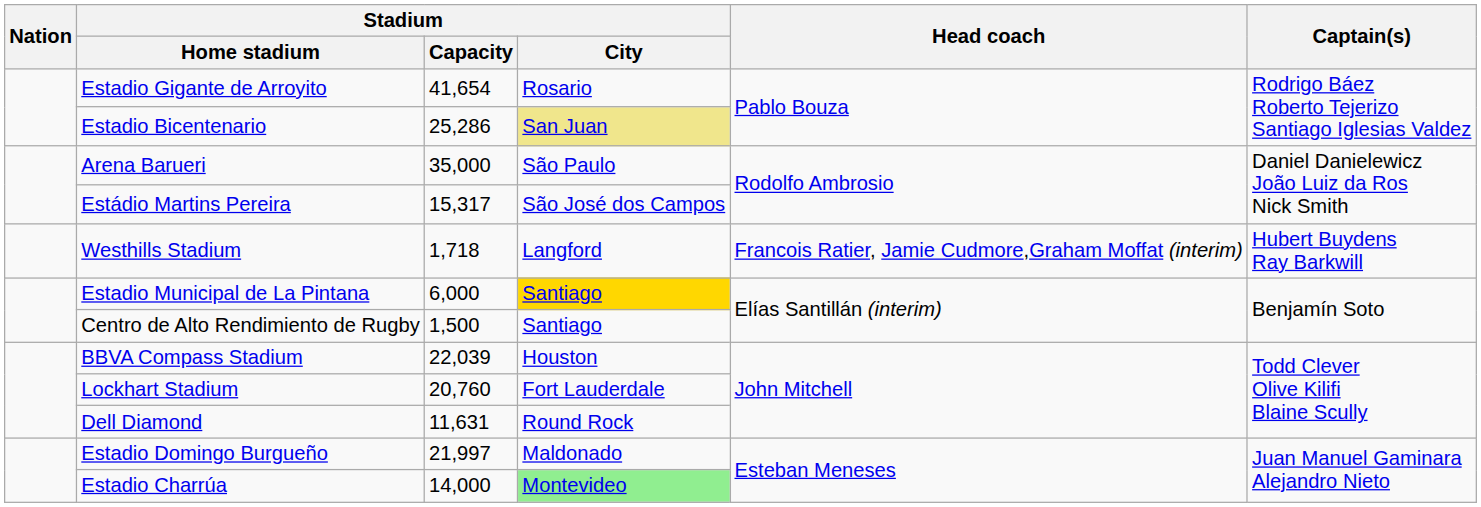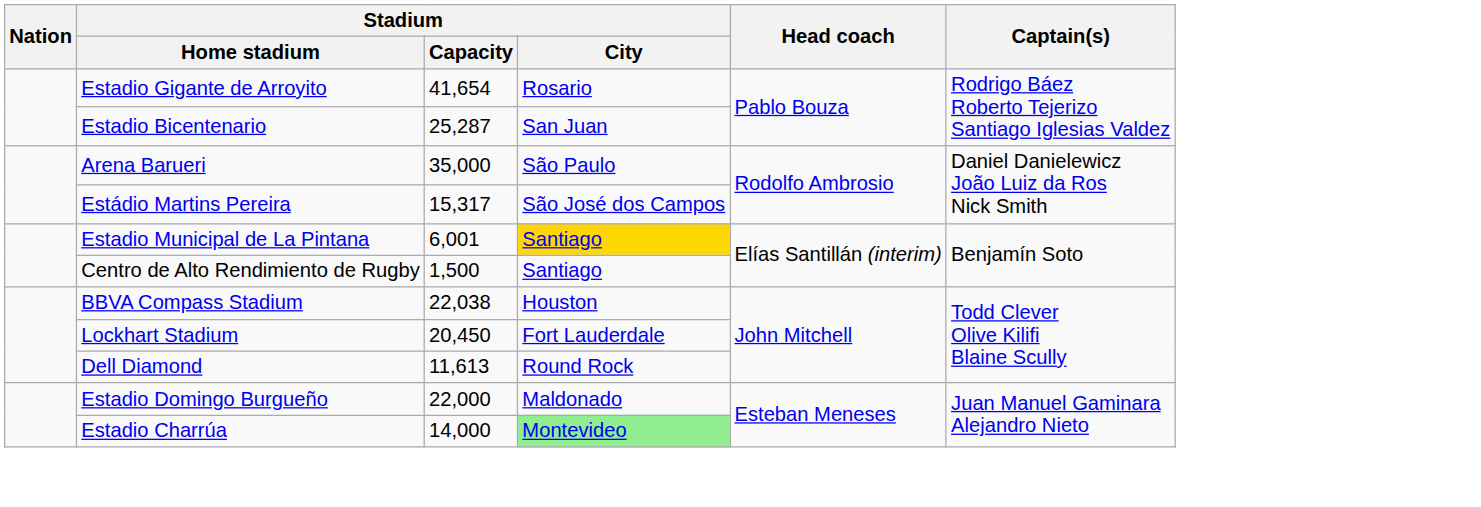(460, 126) 25,286 -> (460, 126) 25,287
(565, 126) khaki background -> (565, 126) no background
- row: (161, 250)
(454, 293) 6,000 -> (454, 239) 6,001
(460, 357) 22,039 -> (460, 303) 22,038
(460, 389) 20,760 -> (460, 335) 20,450
(459, 421) 11,631 -> (459, 366) 11,613
(460, 453) 21,997 -> (460, 398) 22,000
